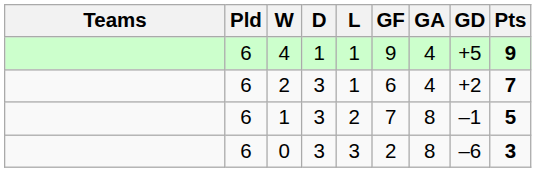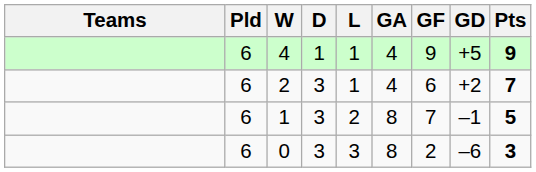columns swapped: (391, 20) <-> (430, 20)
